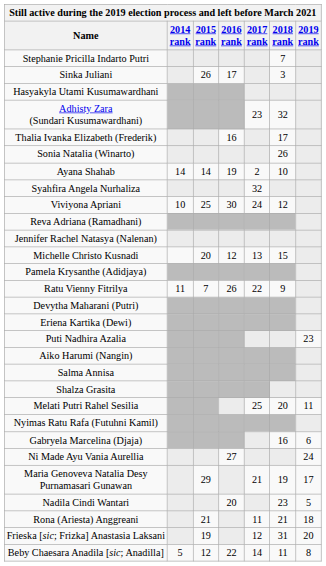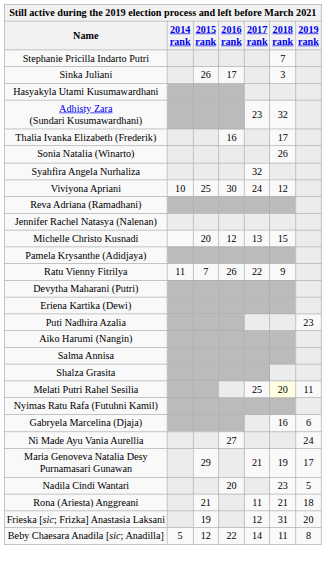- row: (86, 171)
(283, 406) no background -> (283, 389) lightyellow background
